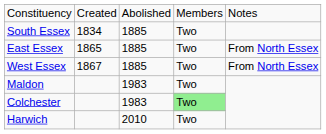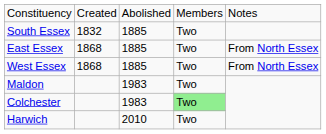(89, 31) 1834 -> (89, 31) 1832
(89, 48) 1865 -> (89, 48) 1868
(89, 66) 1867 -> (89, 66) 1868
